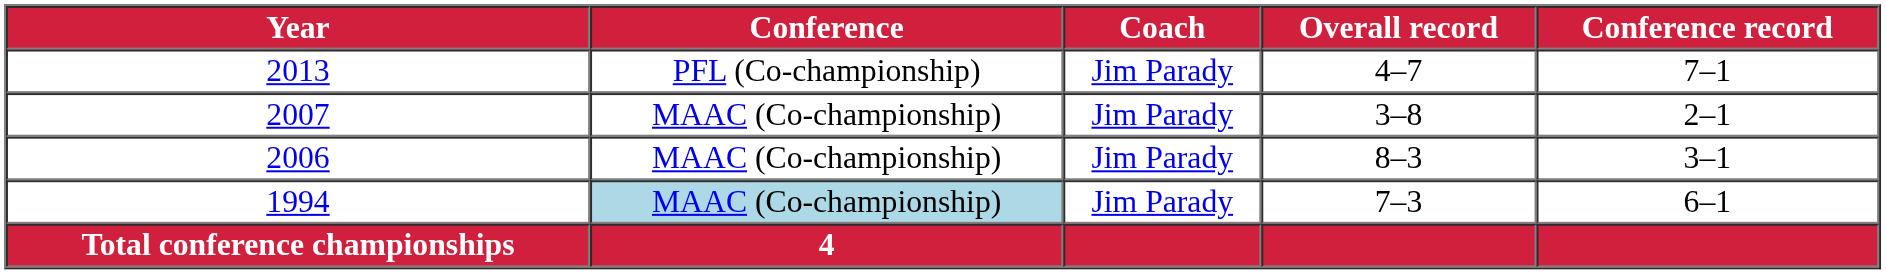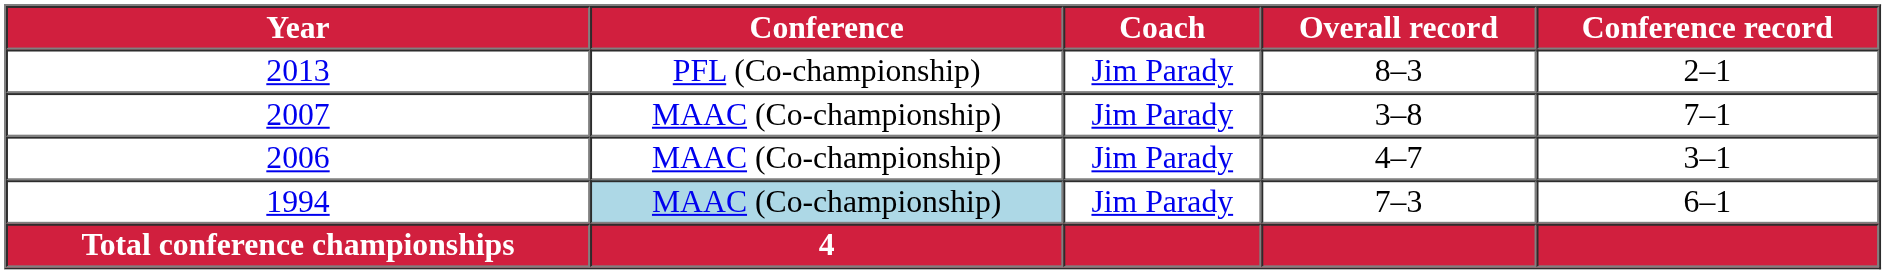(1398, 70) 4–7 -> (1398, 70) 8–3
(1707, 70) 7–1 -> (1707, 70) 2–1
(1707, 114) 2–1 -> (1707, 114) 7–1
(1398, 157) 8–3 -> (1398, 157) 4–7
